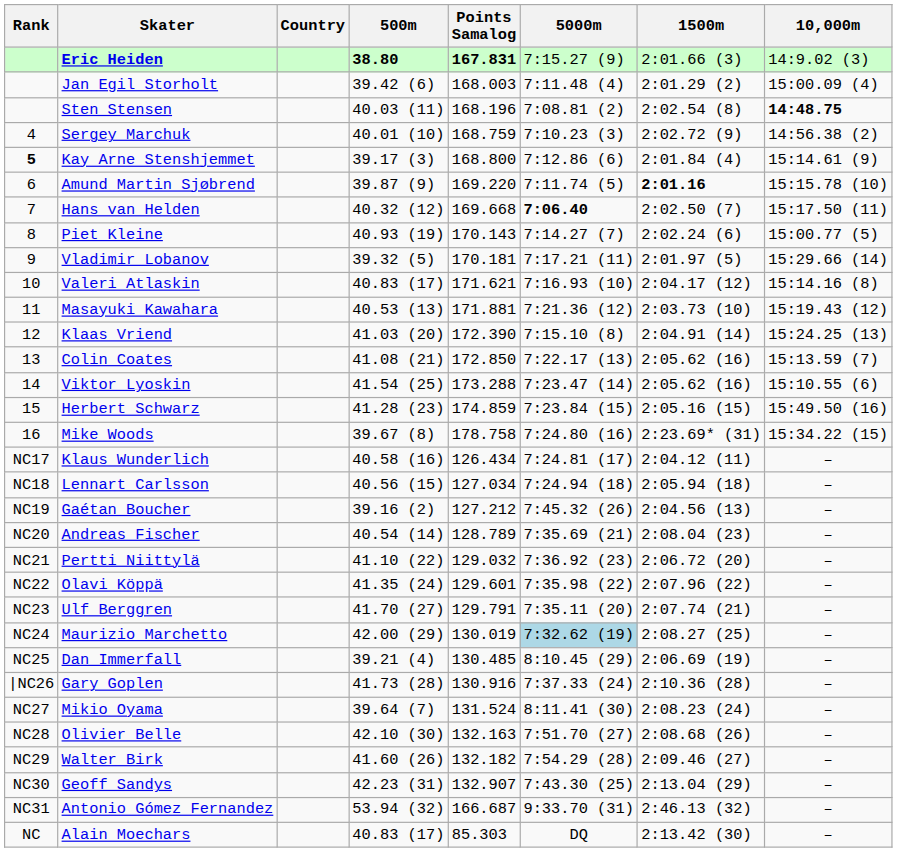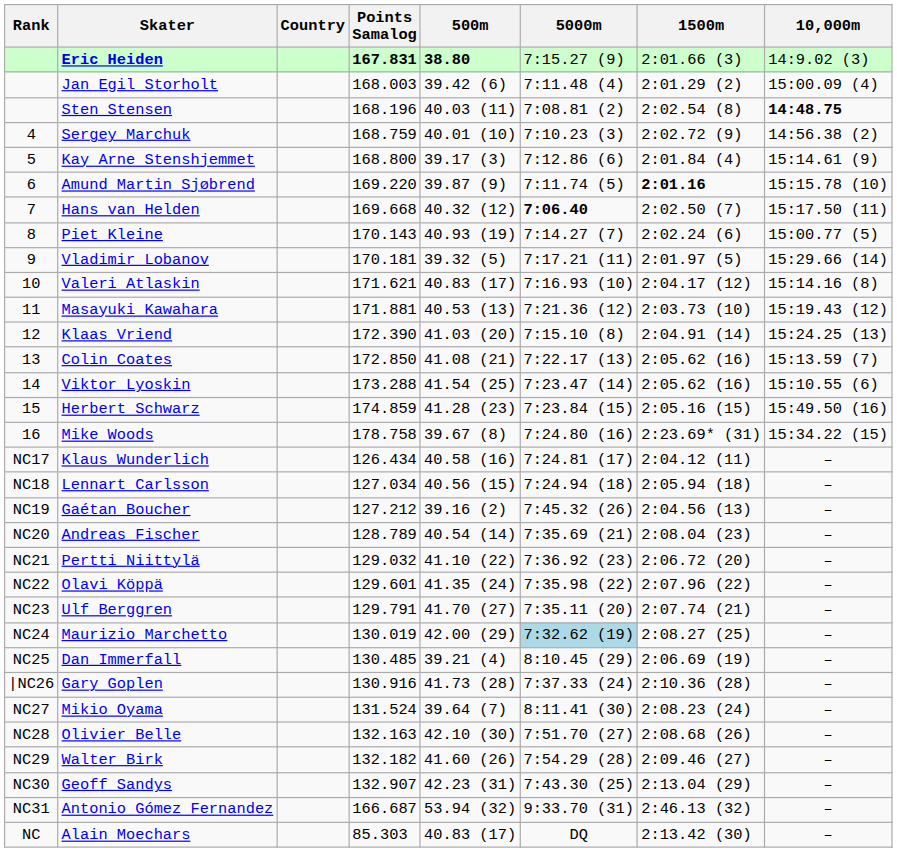columns swapped: (484, 26) <-> (398, 26)
(31, 160) bold -> (31, 160) normal
